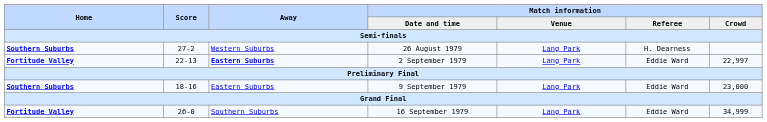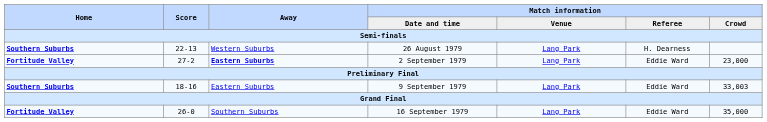(186, 48) 27-2 -> (186, 48) 22-13
(186, 61) 22-13 -> (186, 61) 27-2
(736, 61) 22,997 -> (736, 61) 23,000
(736, 86) 23,000 -> (736, 86) 33,003
(736, 111) 34,999 -> (736, 111) 35,000
